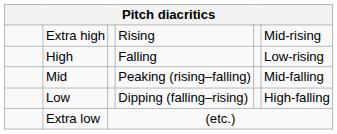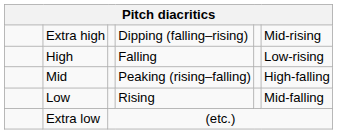(136, 35) Rising -> (183, 35) Dipping (falling–rising)
(294, 77) Mid-falling -> (297, 77) High-falling
(183, 98) Dipping (falling–rising) -> (136, 98) Rising
(297, 98) High-falling -> (294, 98) Mid-falling
